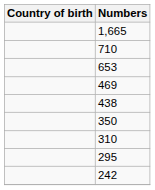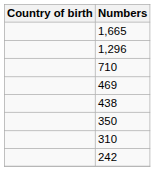+ row: (112, 49)
- row: (108, 67)
- row: (108, 157)
